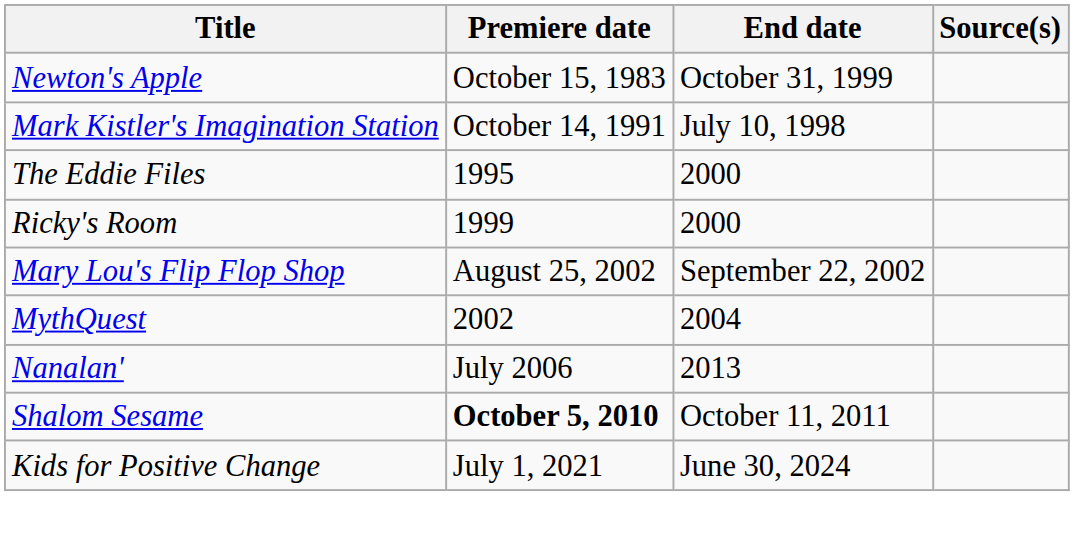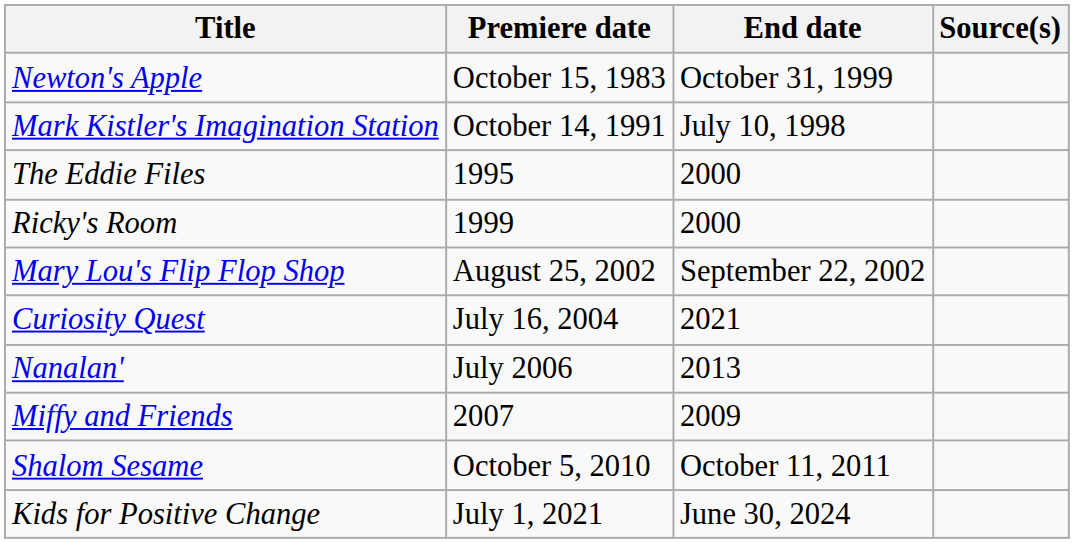- row: (79, 319)
+ row: (108, 319)
+ row: (122, 416)
(556, 416) bold -> (552, 464) normal
